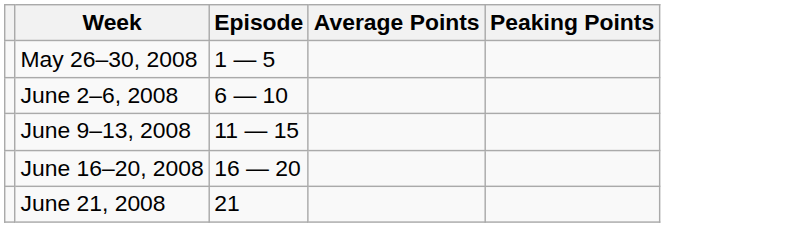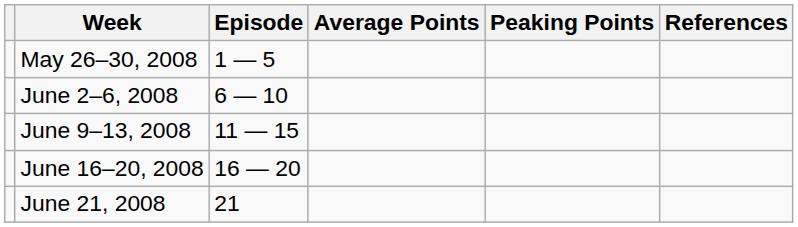+ column: (726, 22)
